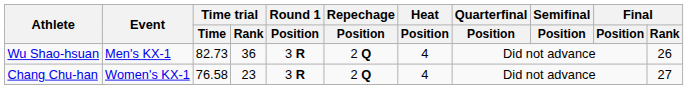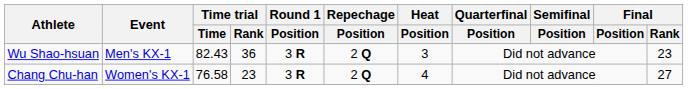(212, 54) 82.73 -> (212, 54) 82.43
(425, 54) 4 -> (425, 54) 3
(665, 54) 26 -> (665, 54) 23
